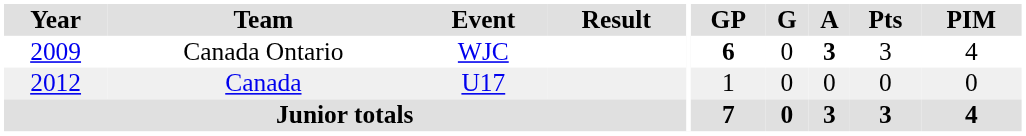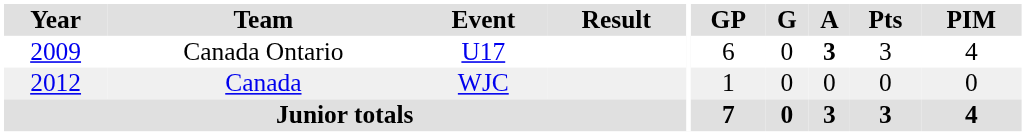(483, 51) WJC -> (483, 51) U17
(728, 51) bold -> (728, 51) normal
(483, 83) U17 -> (483, 83) WJC
